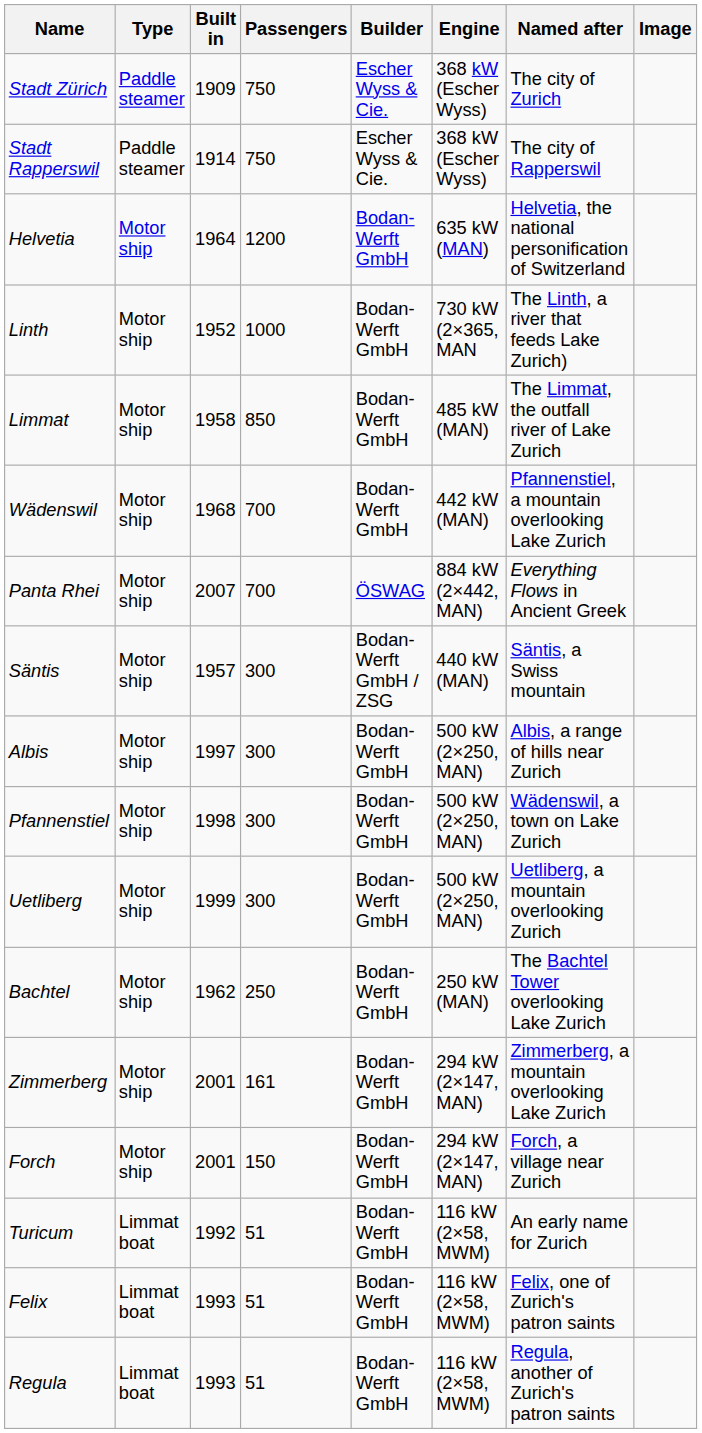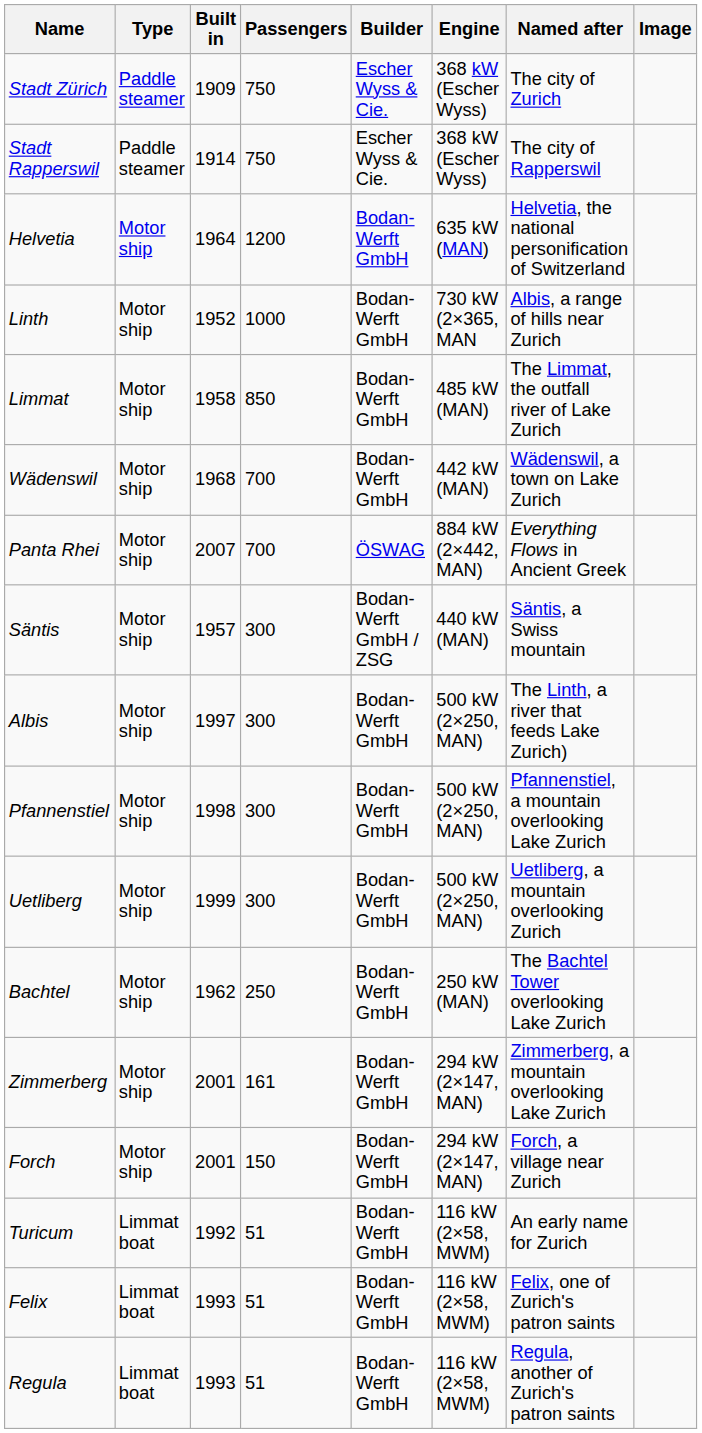(559, 329) The Linth, a river that feeds Lake Zurich) -> (566, 319) Albis, a range of hills near Zurich
(563, 510) Pfannenstiel, a mountain overlooking Lake Zurich -> (565, 479) Wädenswil, a town on Lake Zurich
(566, 751) Albis, a range of hills near Zurich -> (559, 720) The Linth, a river that feeds Lake Zurich)
(565, 821) Wädenswil, a town on Lake Zurich -> (563, 810) Pfannenstiel, a mountain overlooking Lake Zurich
